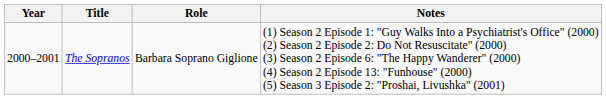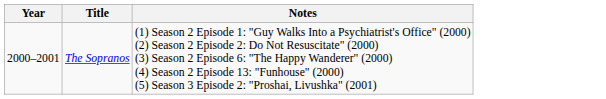- column: (196, 13)
